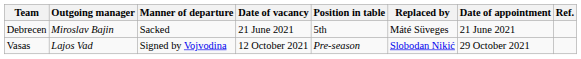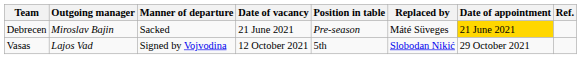(320, 29) 5th -> (337, 29) Pre-season
(487, 29) no background -> (487, 29) gold background
(337, 45) Pre-season -> (320, 45) 5th
